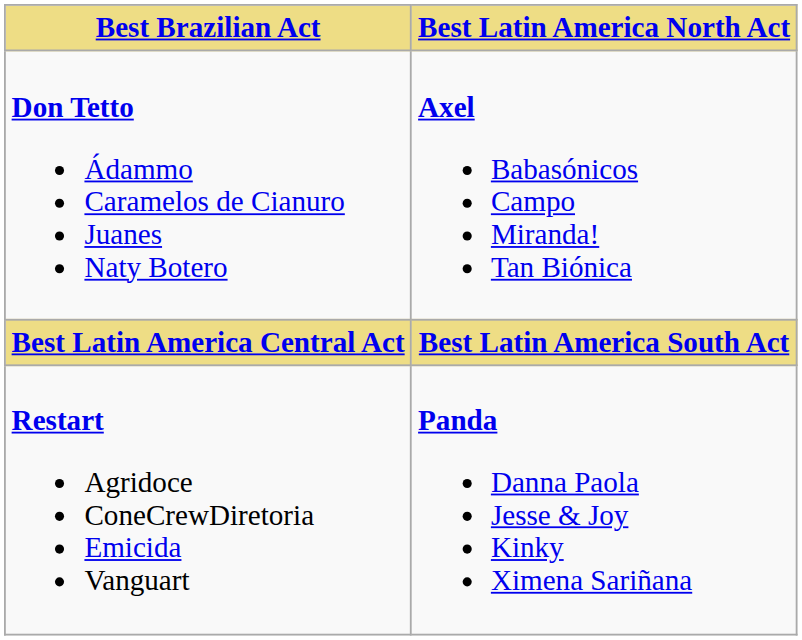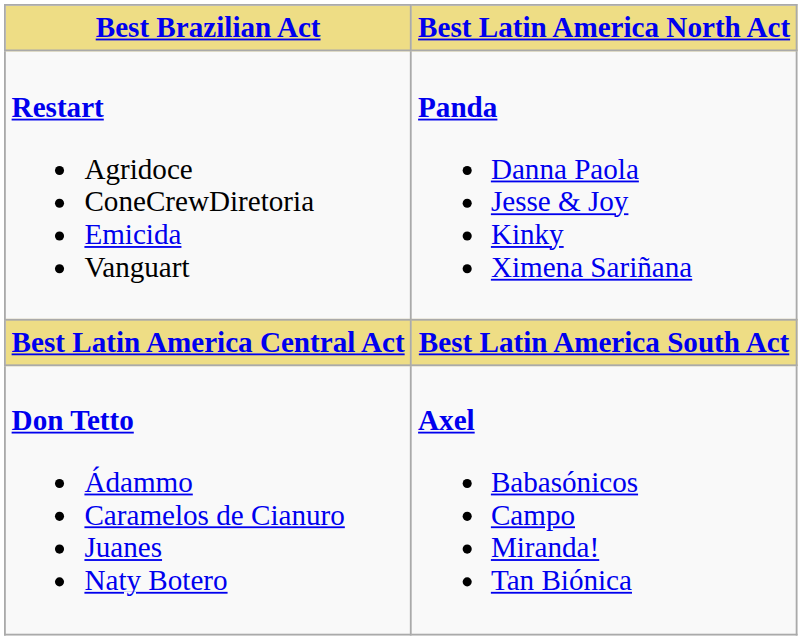rows swapped: (208, 501) <-> (208, 187)
